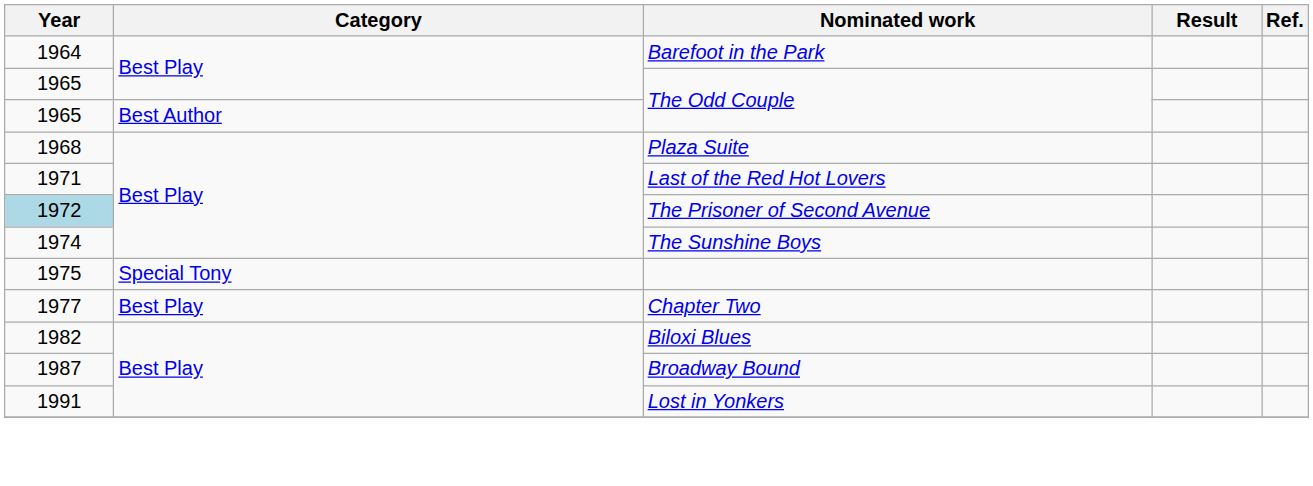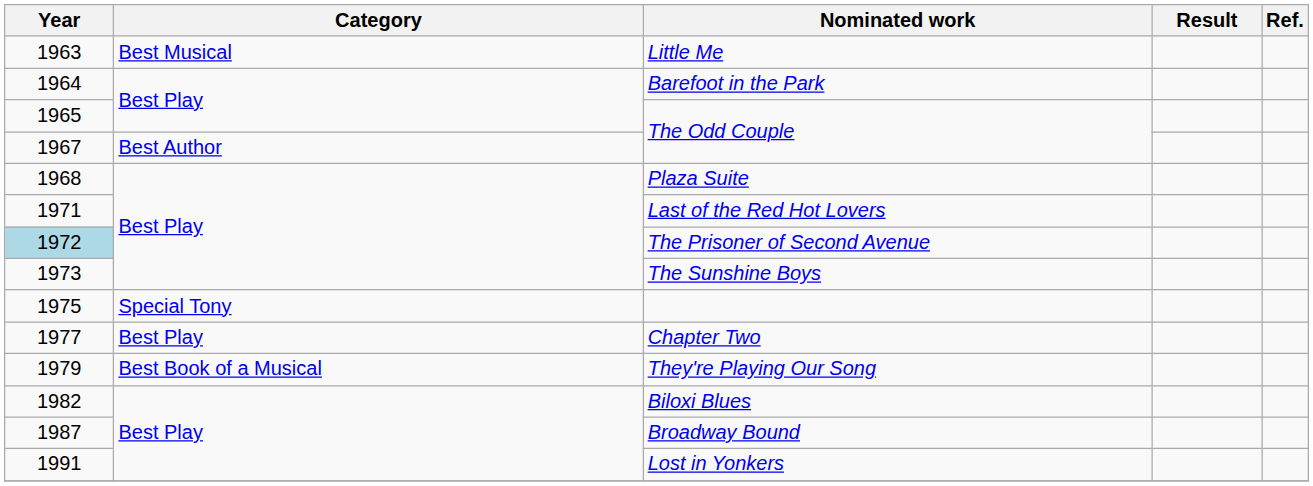+ row: (175, 52)
(59, 115) 1965 -> (59, 147) 1967
(59, 242) 1974 -> (59, 274) 1973
+ row: (220, 369)
